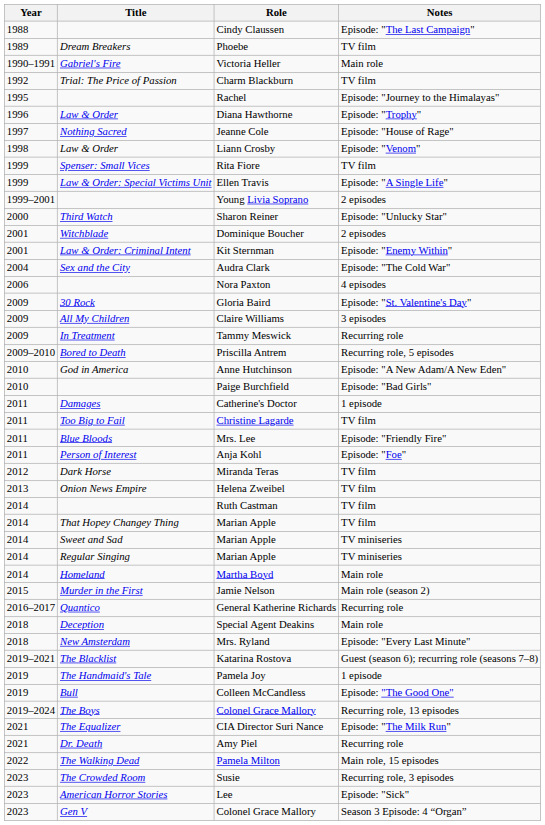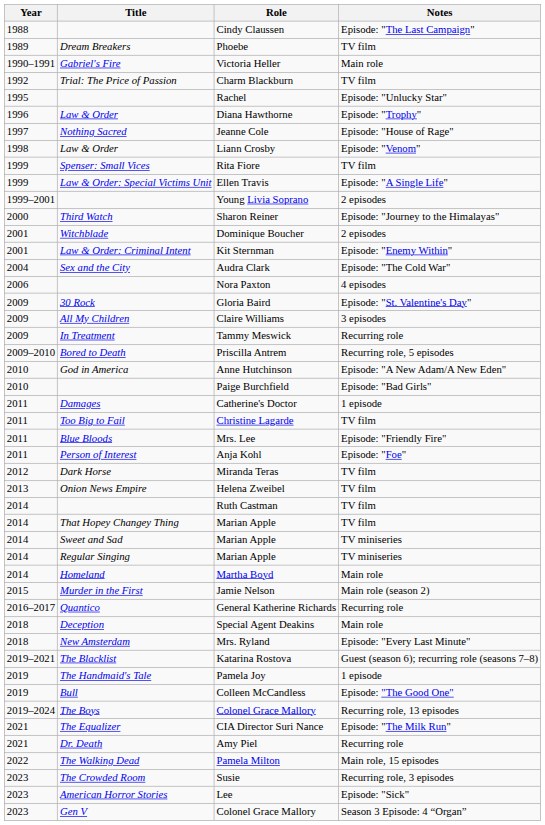(420, 98) Episode: "Journey to the Himalayas" -> (394, 98) Episode: "Unlucky Star"
(394, 217) Episode: "Unlucky Star" -> (420, 217) Episode: "Journey to the Himalayas"
